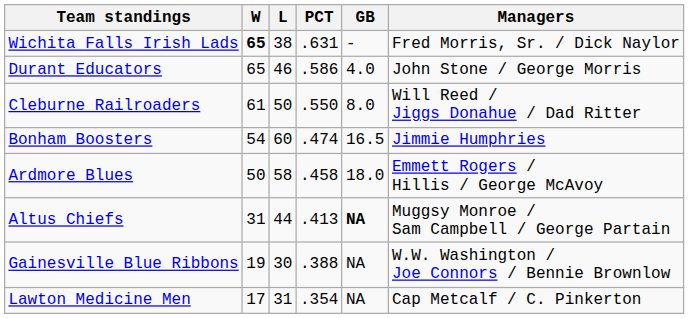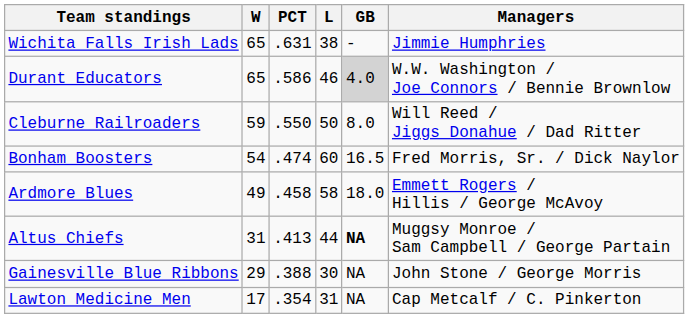columns swapped: (283, 18) <-> (319, 18)
(256, 44) bold -> (256, 44) normal
(536, 44) Fred Morris, Sr. / Dick Naylor -> (469, 44) Jimmie Humphries
(360, 70) no background -> (360, 79) lightgrey background
(517, 70) John Stone / George Morris -> (531, 79) W.W. Washington / Joe Connors / Bennie Brownlow
(256, 105) 61 -> (256, 124) 59
(469, 140) Jimmie Humphries -> (536, 159) Fred Morris, Sr. / Dick Naylor
(256, 176) 50 -> (256, 194) 49
(256, 265) 19 -> (256, 274) 29
(531, 265) W.W. Washington / Joe Connors / Bennie Brownlow -> (517, 274) John Stone / George Morris
